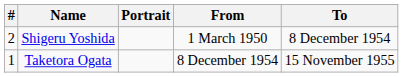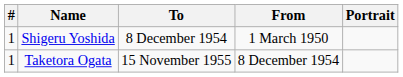columns swapped: (146, 15) <-> (340, 15)
(11, 38) 2 -> (11, 38) 1
